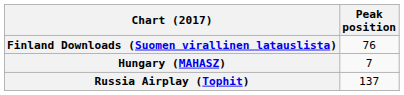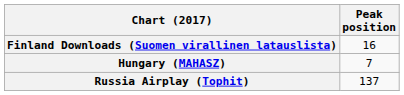(369, 45) 76 -> (369, 45) 16
